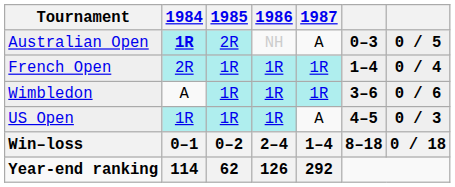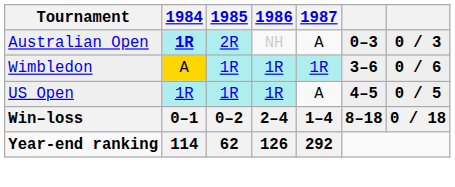(418, 43) 0 / 5 -> (418, 43) 0 / 3
- row: (60, 68)
(184, 94) no background -> (184, 68) gold background
(418, 119) 0 / 3 -> (418, 94) 0 / 5
